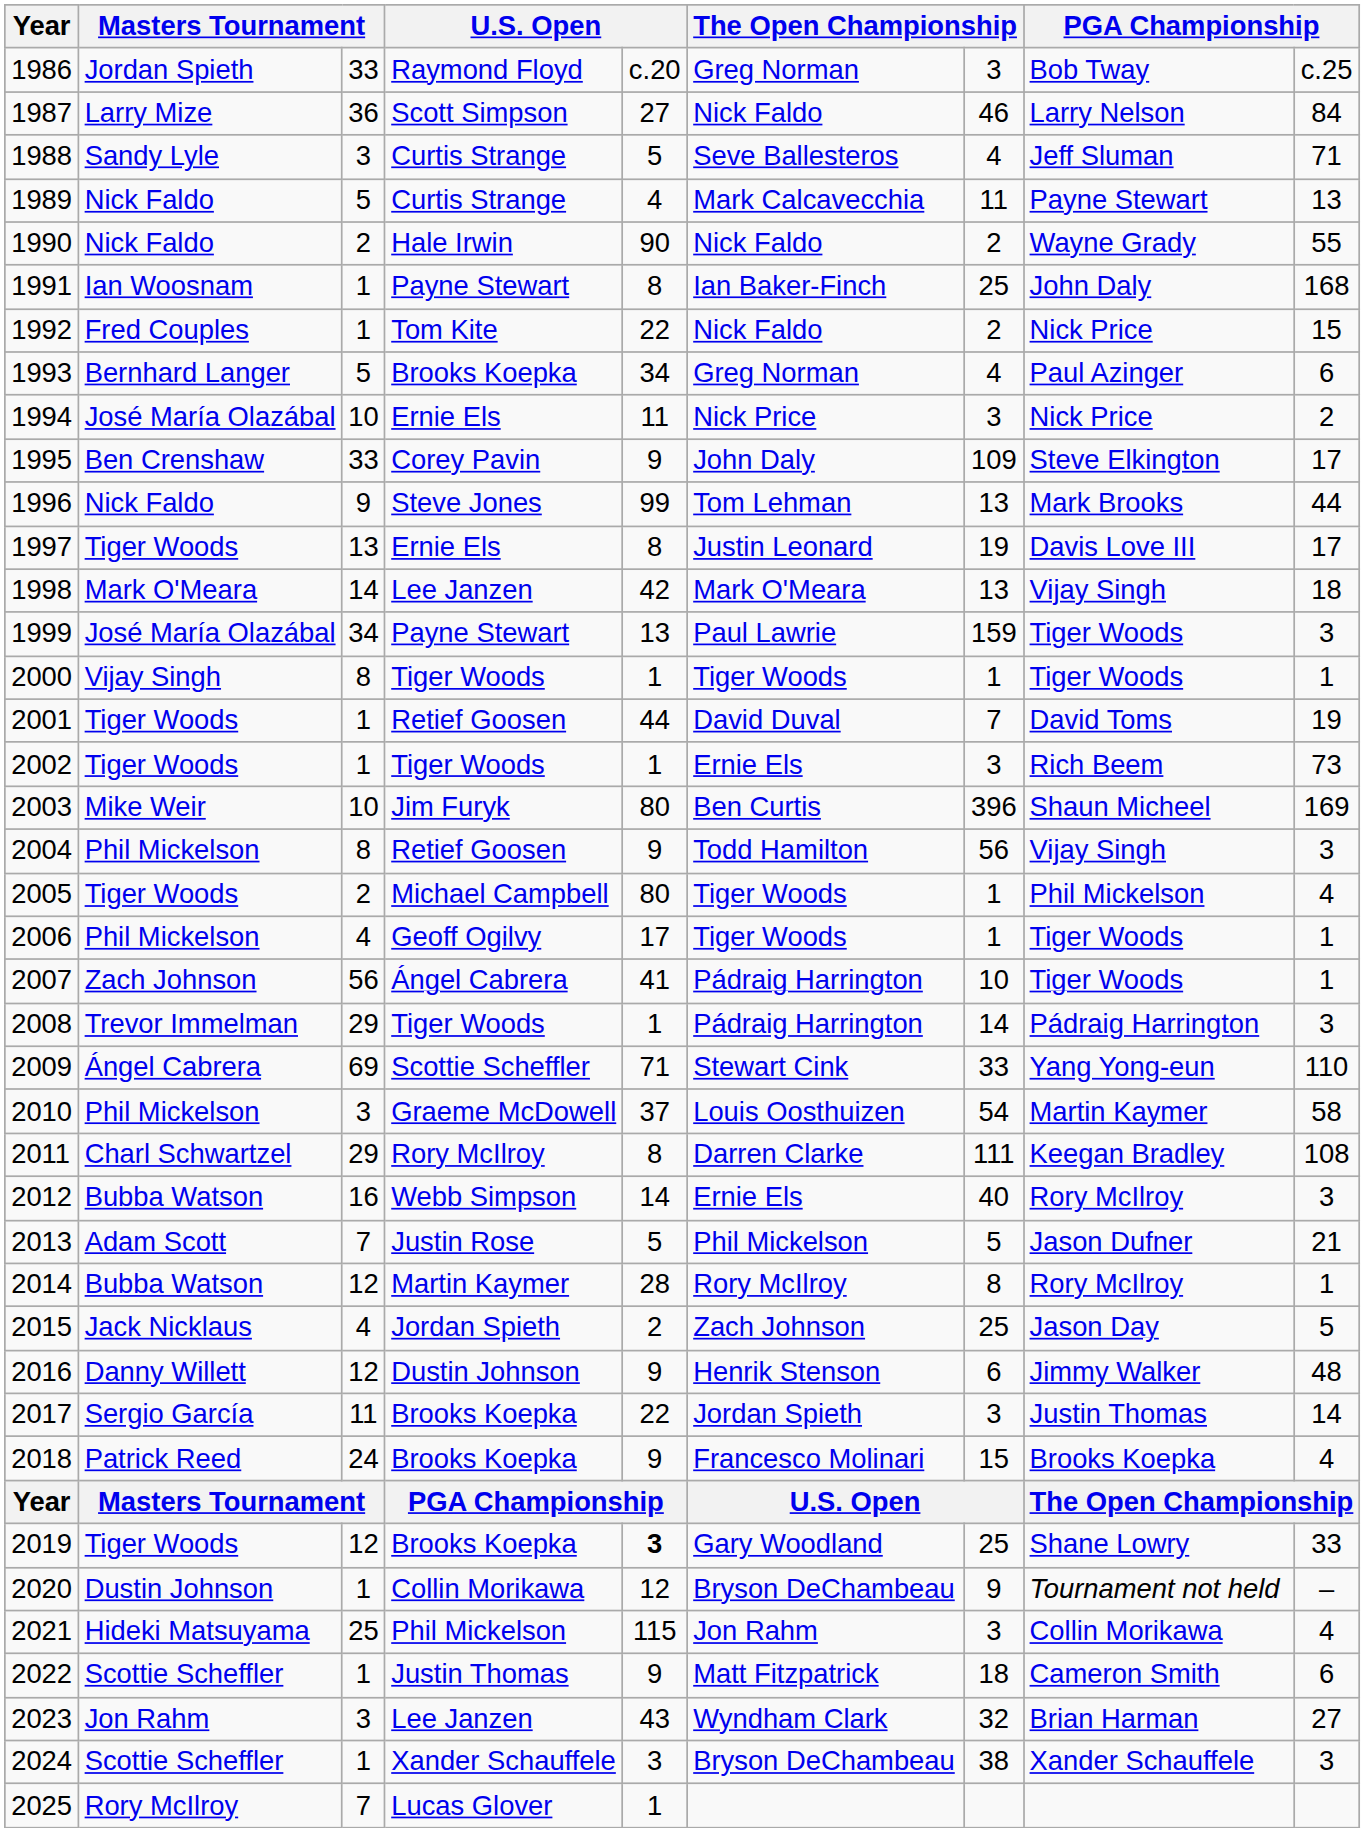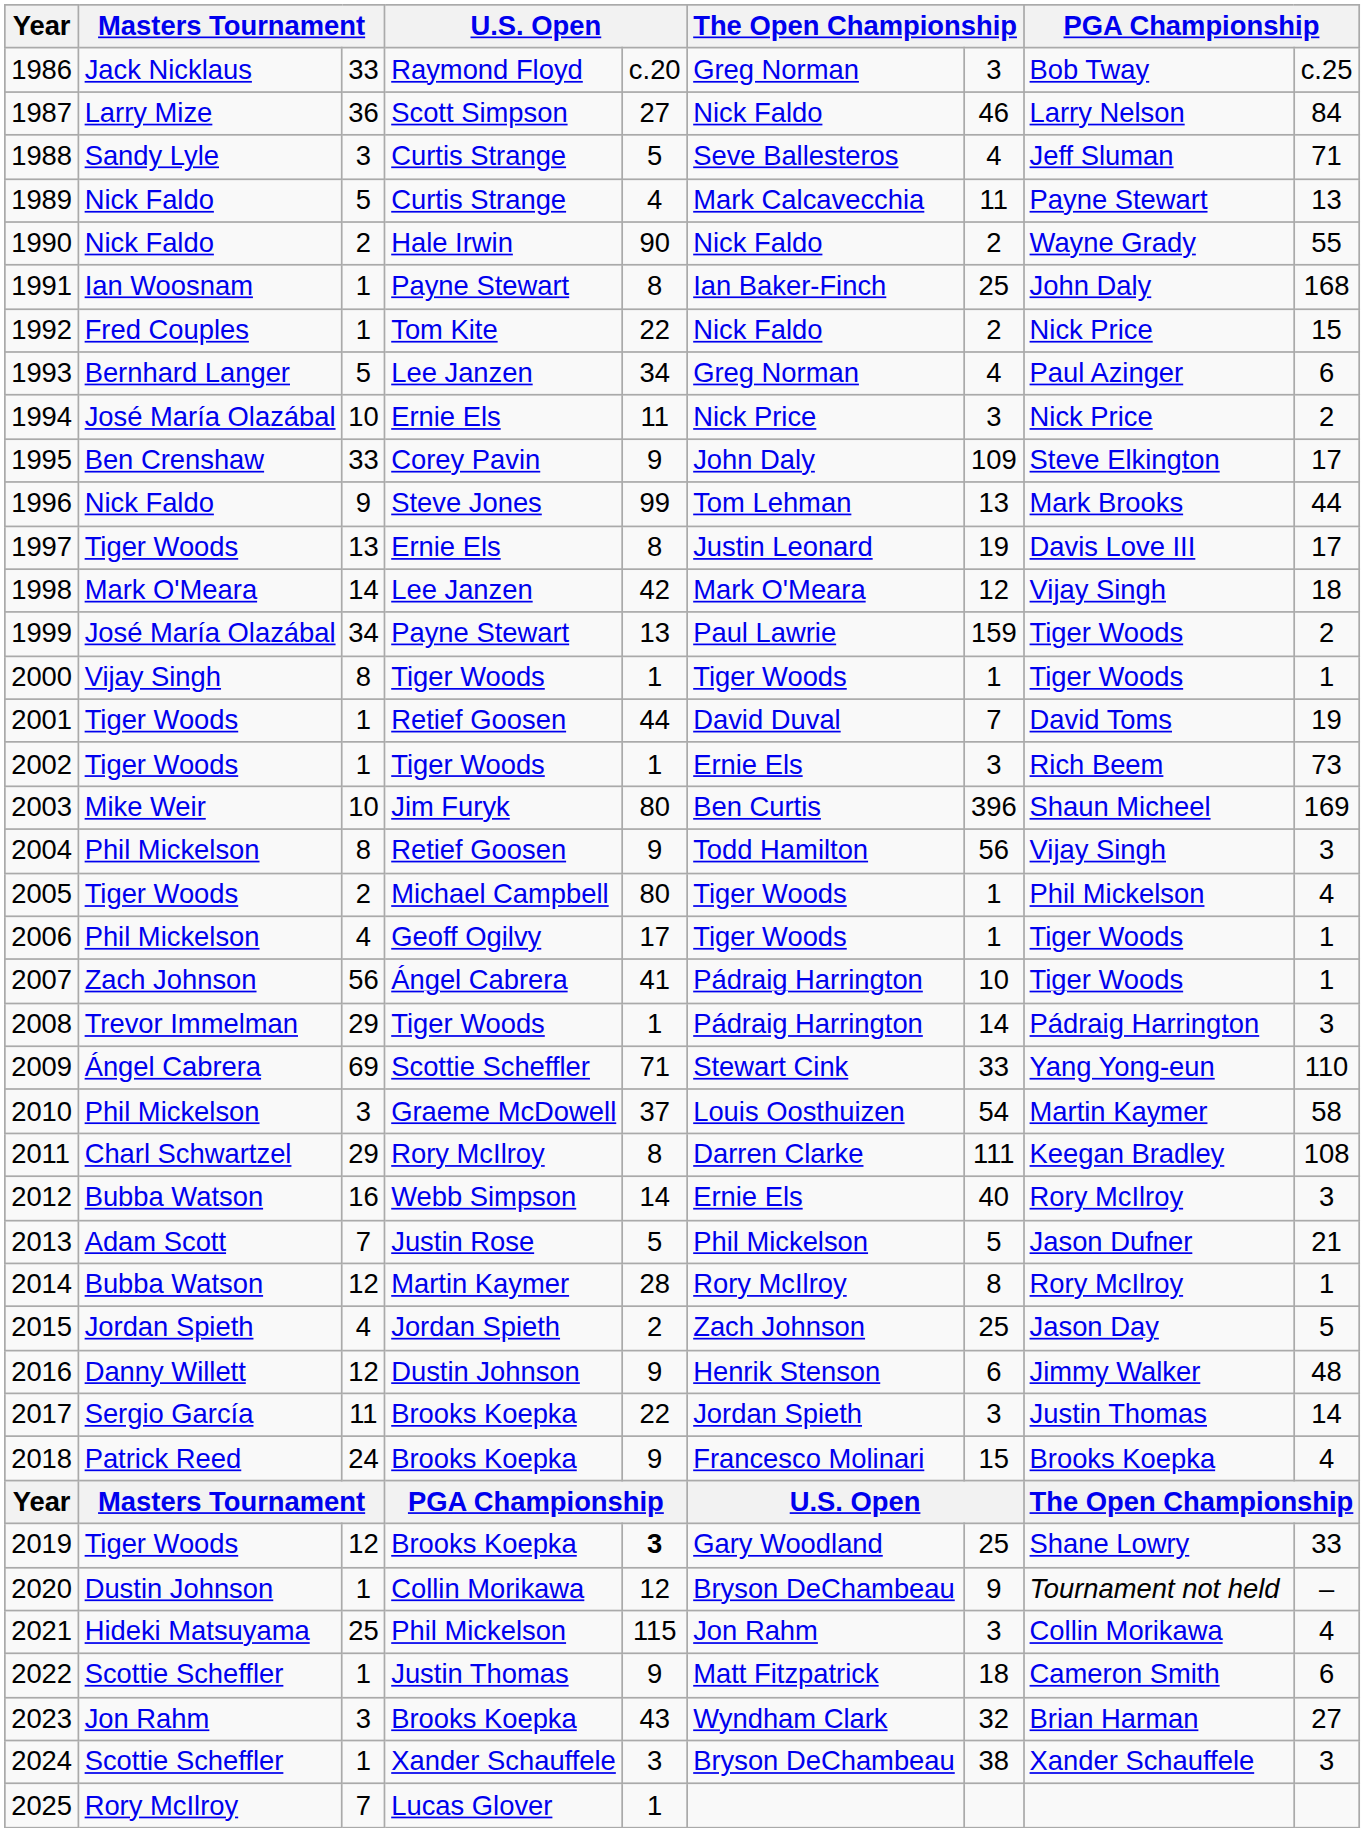(169, 69) Jordan Spieth -> (168, 69) Jack Nicklaus
(484, 373) Brooks Koepka -> (462, 373) Lee Janzen
(994, 590) 13 -> (994, 590) 12
(1327, 633) 3 -> (1327, 633) 2
(168, 1327) Jack Nicklaus -> (169, 1327) Jordan Spieth
(462, 1718) Lee Janzen -> (484, 1718) Brooks Koepka
